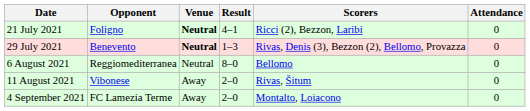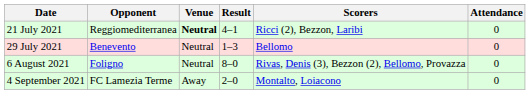(106, 30) Foligno -> (133, 30) Reggiomediterranea
(199, 47) bold -> (198, 47) normal
(361, 47) Rivas, Denis (3), Bezzon (2), Bellomo, Provazza -> (274, 47) Bellomo
(133, 64) Reggiomediterranea -> (106, 64) Foligno
(274, 64) Bellomo -> (361, 64) Rivas, Denis (3), Bezzon (2), Bellomo, Provazza
- row: (41, 81)
